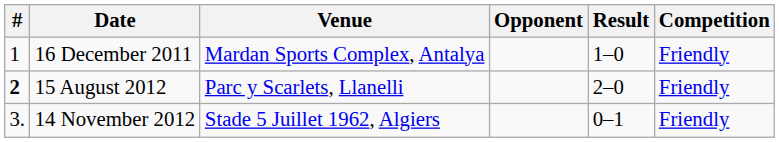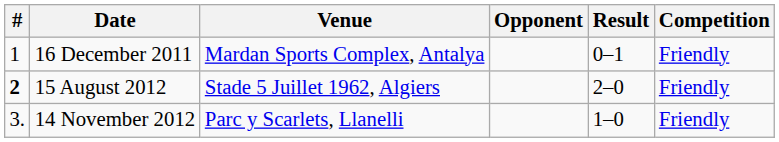(608, 53) 1–0 -> (608, 53) 0–1
(304, 86) Parc y Scarlets, Llanelli -> (322, 86) Stade 5 Juillet 1962, Algiers
(322, 119) Stade 5 Juillet 1962, Algiers -> (304, 119) Parc y Scarlets, Llanelli
(608, 119) 0–1 -> (608, 119) 1–0
